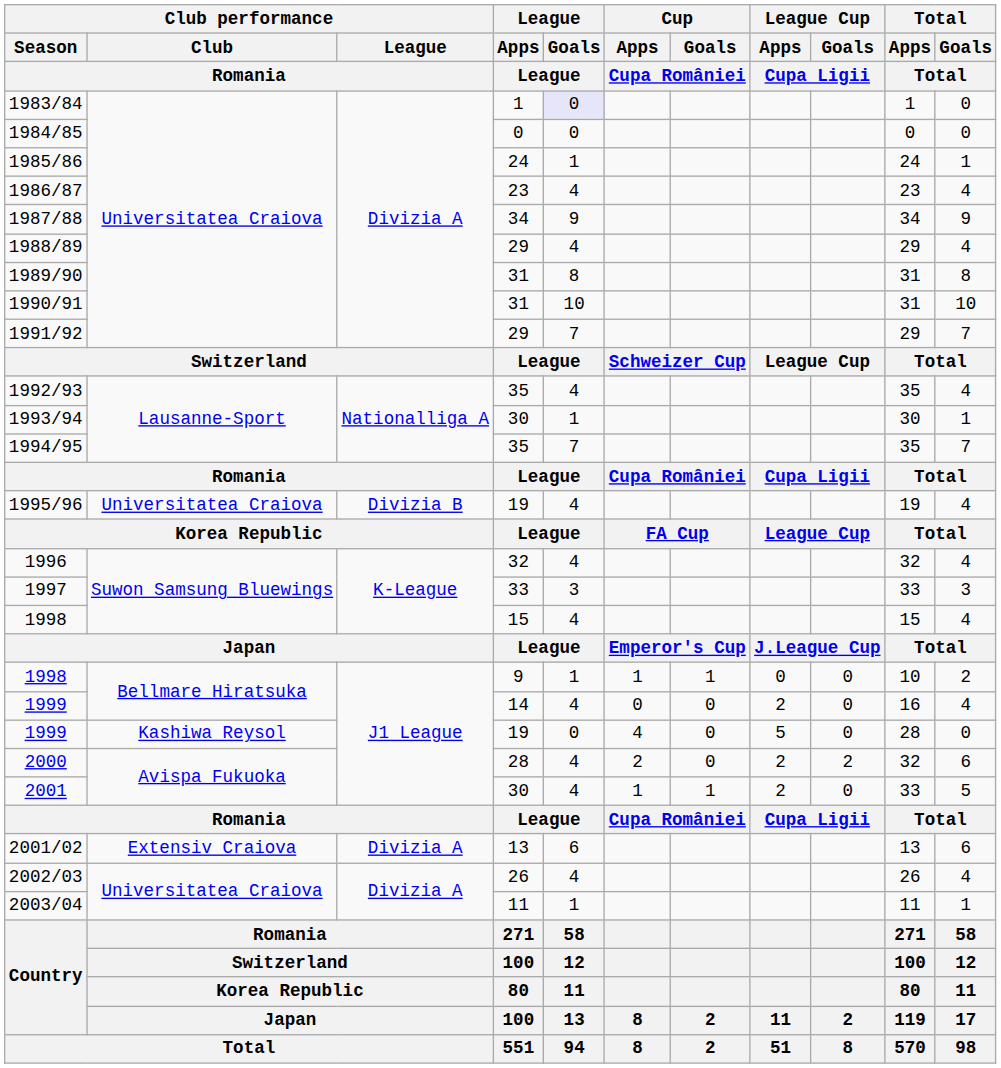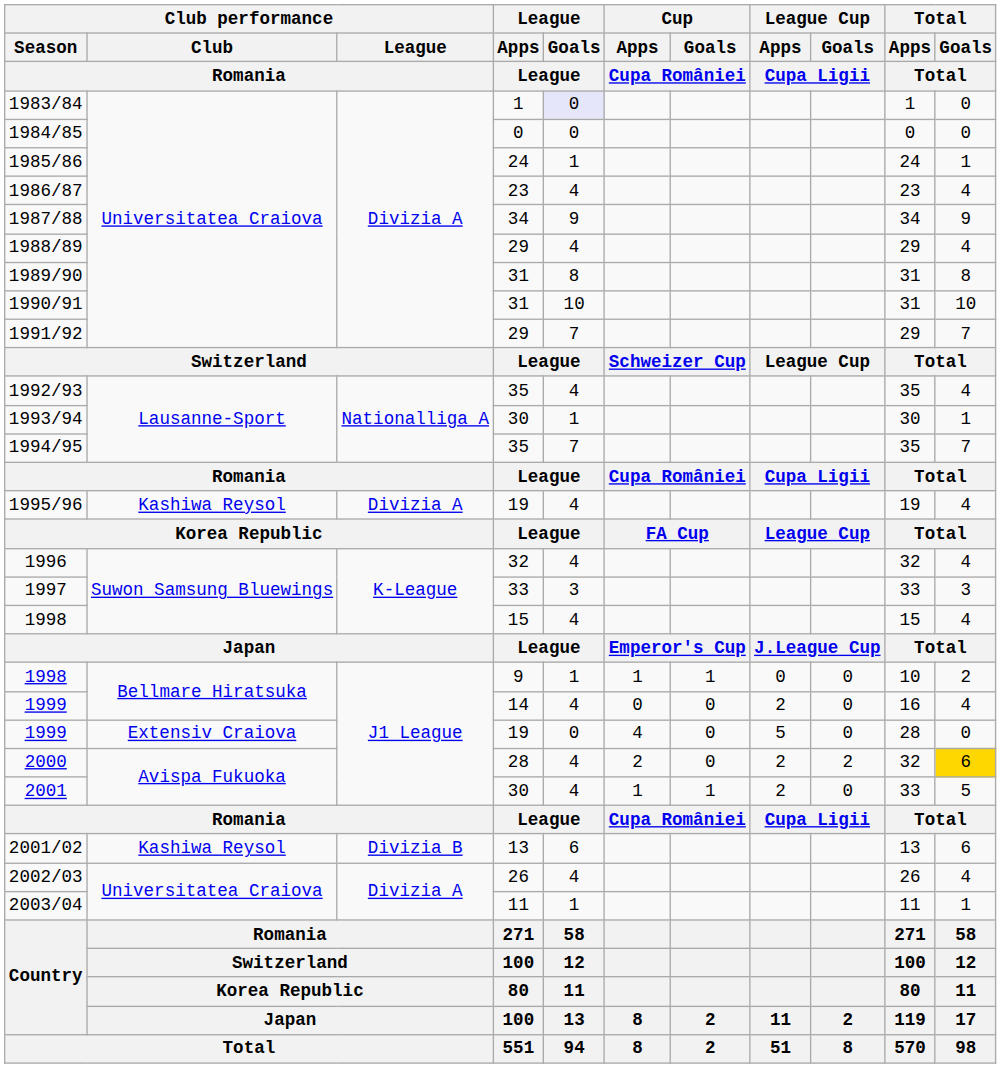(212, 505) Universitatea Craiova -> (212, 505) Kashiwa Reysol
(415, 505) Divizia B -> (415, 505) Divizia A
(212, 734) Kashiwa Reysol -> (212, 734) Extensiv Craiova
(966, 763) no background -> (966, 763) gold background
(212, 848) Extensiv Craiova -> (212, 848) Kashiwa Reysol
(415, 848) Divizia A -> (415, 848) Divizia B
